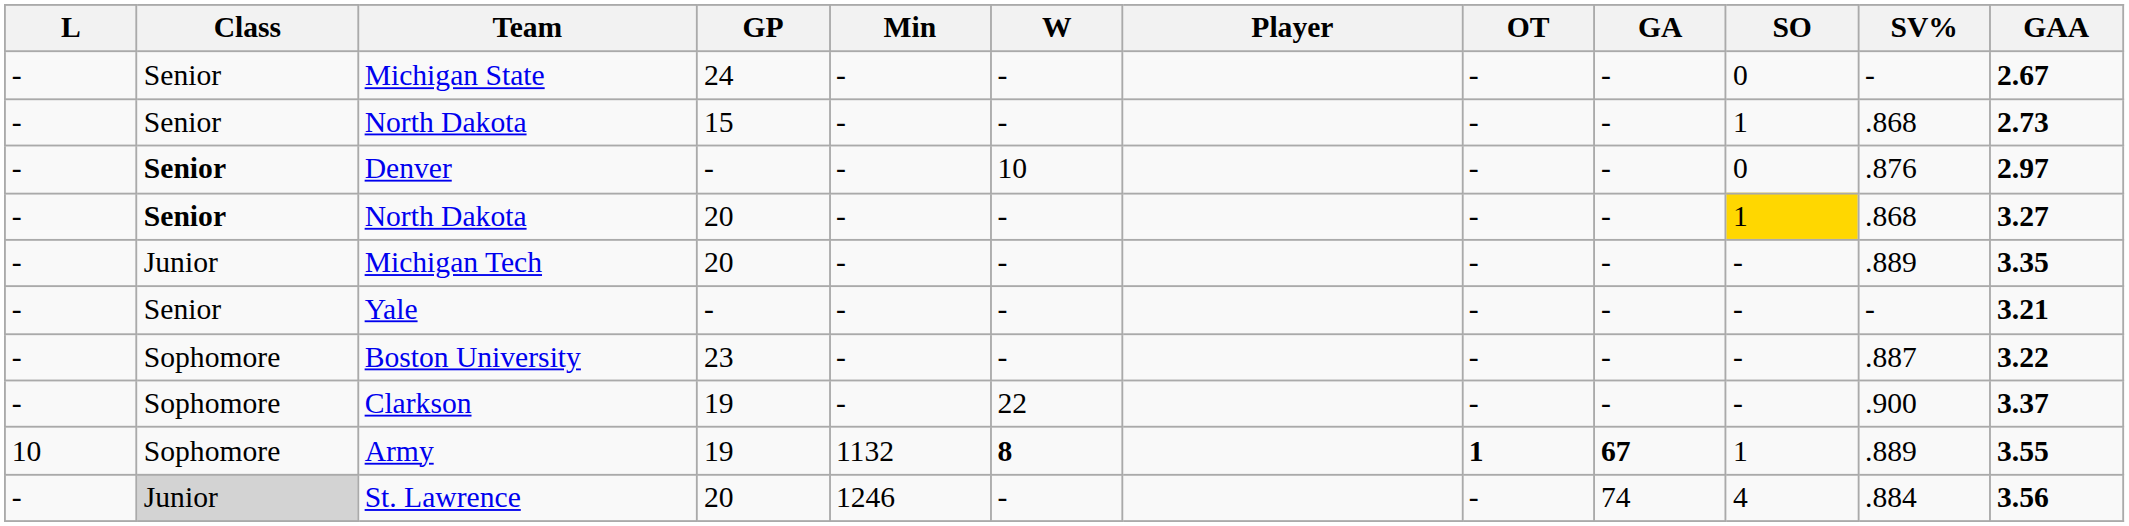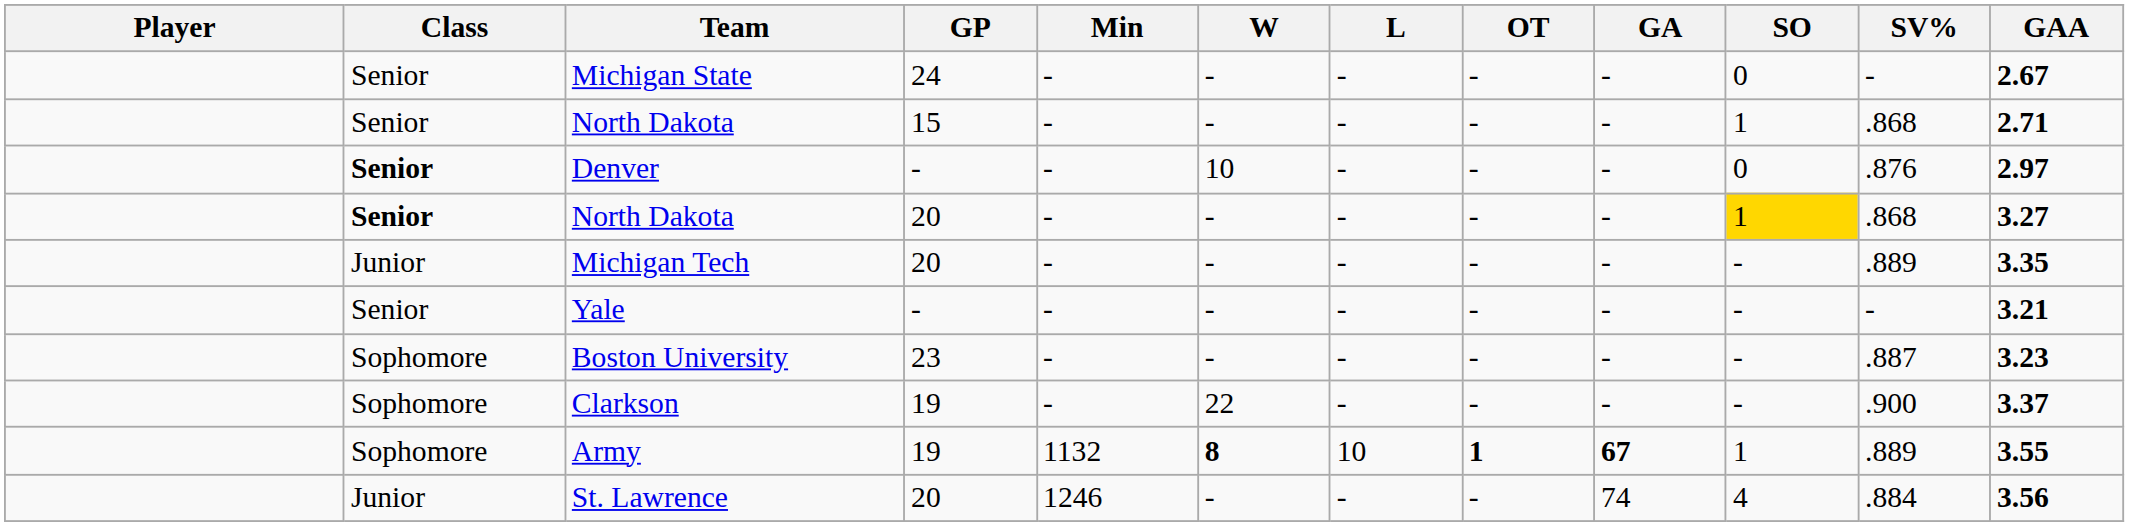columns swapped: (1292, 27) <-> (71, 27)
(2023, 121) 2.73 -> (2023, 121) 2.71
(2023, 356) 3.22 -> (2023, 356) 3.23
(181, 497) lightgrey background -> (388, 497) no background
